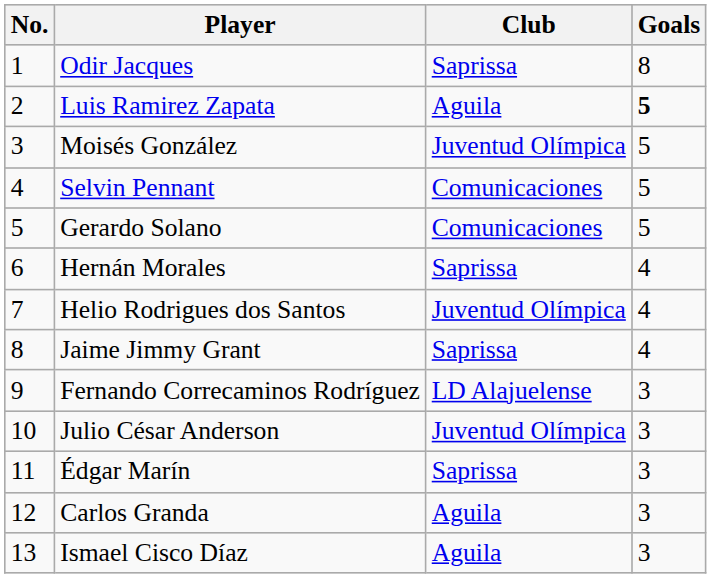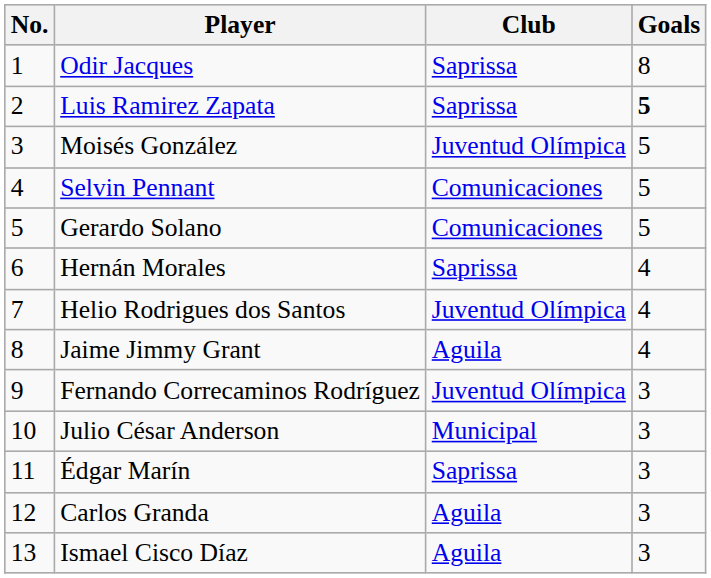(467, 106) Aguila -> (474, 106) Saprissa
(474, 349) Saprissa -> (467, 349) Aguila
(512, 390) LD Alajuelense -> (529, 390) Juventud Olímpica
(529, 430) Juventud Olímpica -> (484, 430) Municipal
